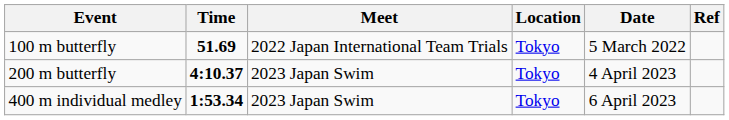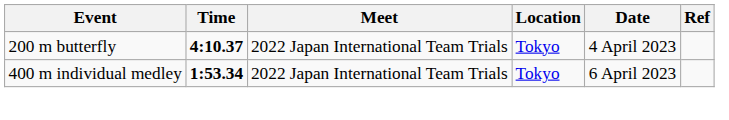- row: (62, 45)
(312, 73) 2023 Japan Swim -> (379, 45) 2022 Japan International Team Trials
(312, 100) 2023 Japan Swim -> (379, 73) 2022 Japan International Team Trials
